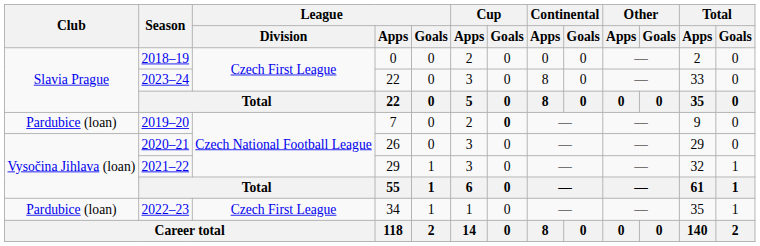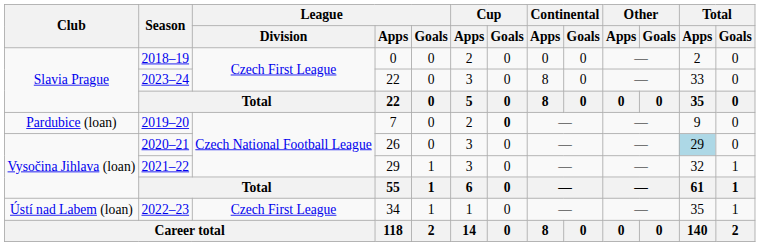(697, 144) no background -> (697, 144) lightblue background
(71, 209) Pardubice (loan) -> (71, 209) Ústí nad Labem (loan)
